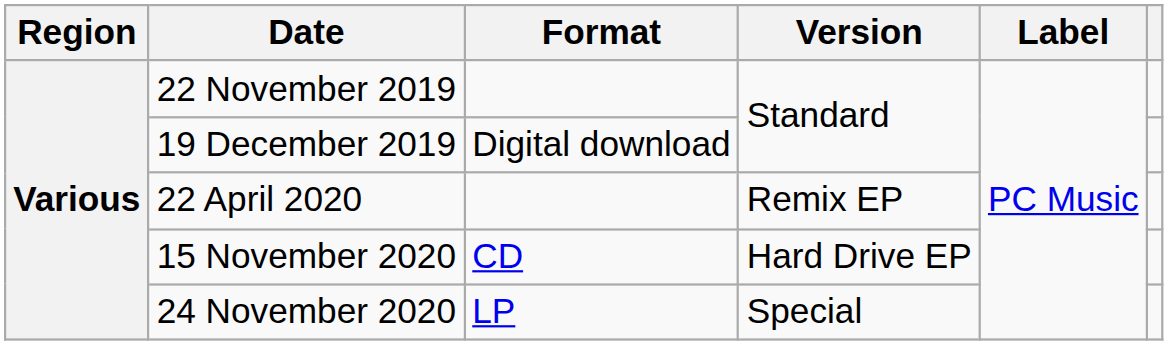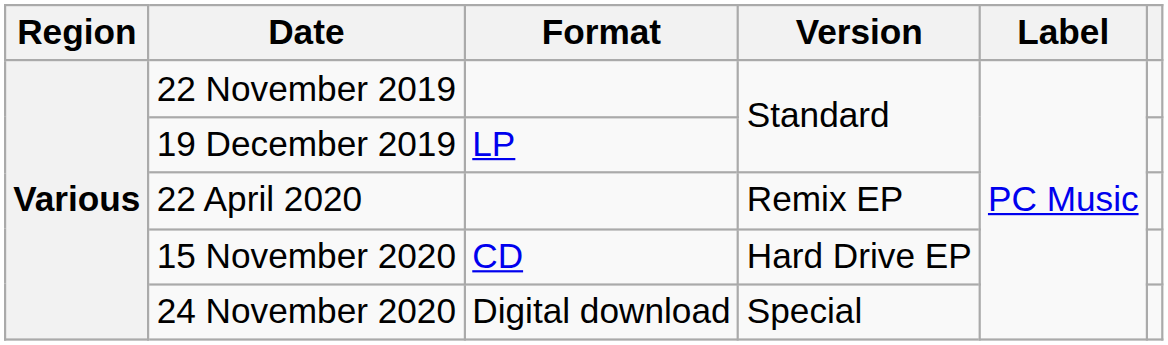(601, 144) Digital download -> (494, 144) LP
(494, 311) LP -> (601, 311) Digital download
